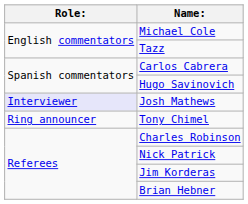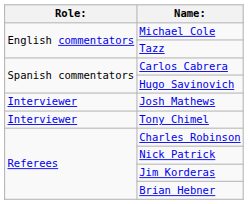(42, 102) lavender background -> (42, 102) no background
(52, 120) Ring announcer -> (42, 120) Interviewer
